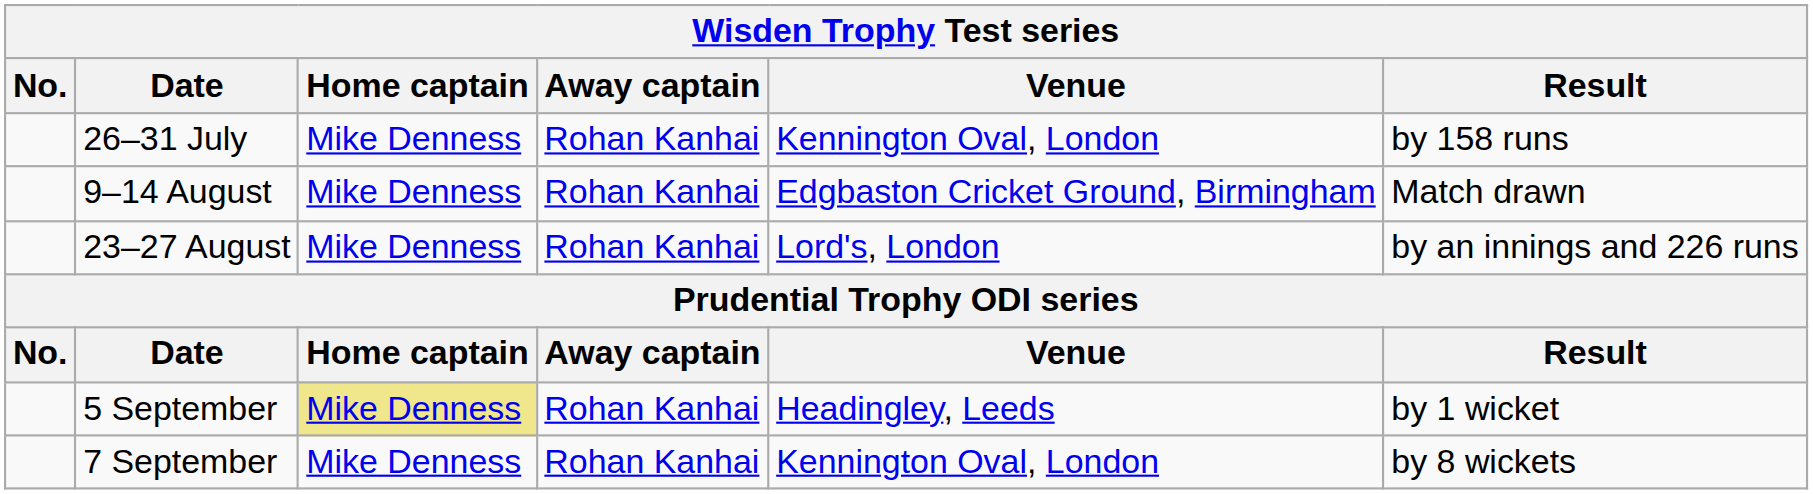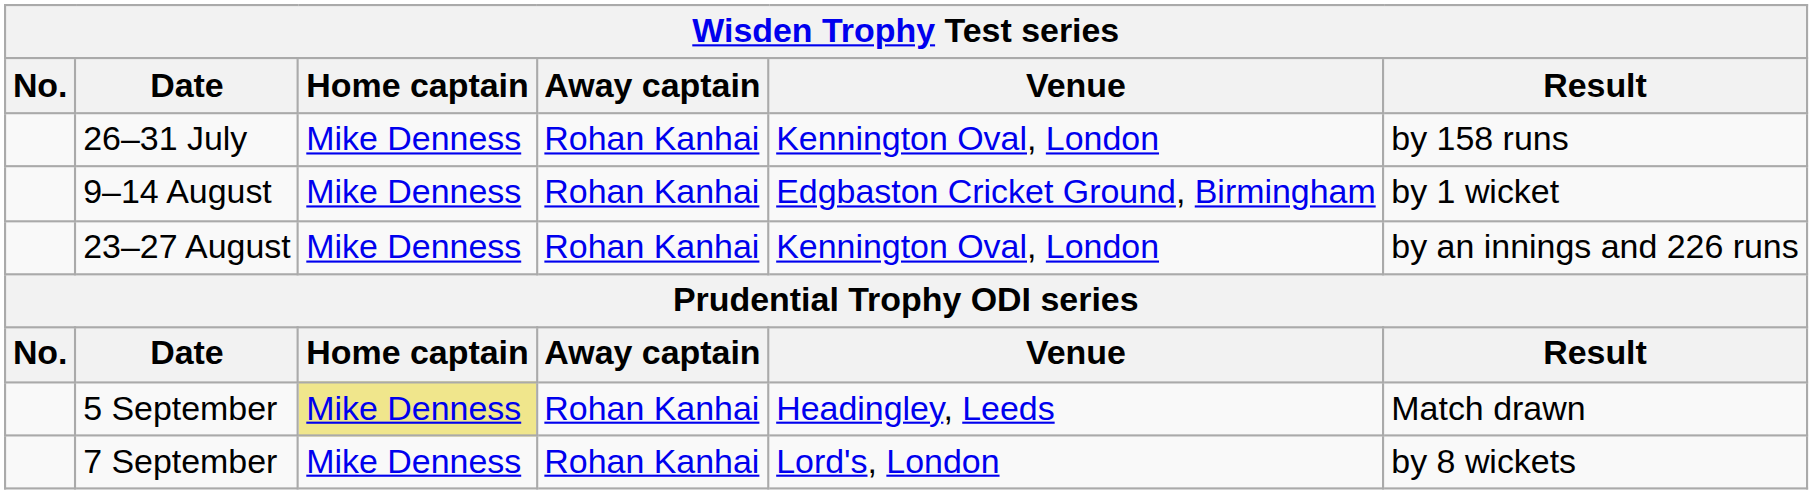(1488, 192) Match drawn -> (1475, 192) by 1 wicket
(888, 246) Lord's, London -> (968, 246) Kennington Oval, London
(1475, 407) by 1 wicket -> (1488, 407) Match drawn
(968, 461) Kennington Oval, London -> (888, 461) Lord's, London
